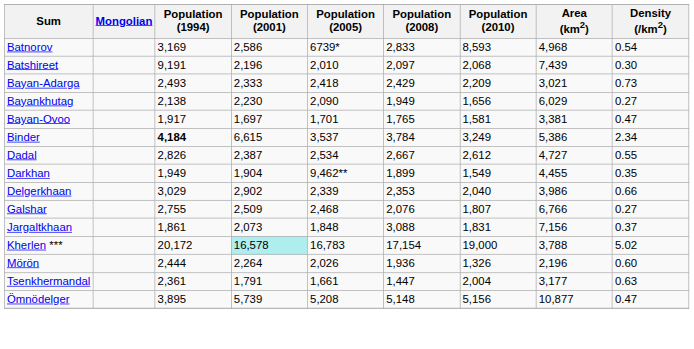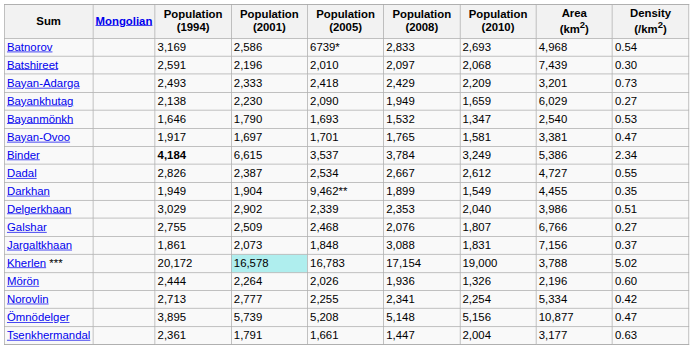(477, 47) 8,593 -> (477, 47) 2,693
(172, 65) 9,191 -> (172, 65) 2,591
(553, 83) 3,021 -> (553, 83) 3,201
(477, 101) 1,656 -> (477, 101) 1,659
+ row: (40, 119)
(626, 191) 0.66 -> (626, 209) 0.51
+ row: (28, 299)
rows swapped: (38, 299) <-> (49, 281)
